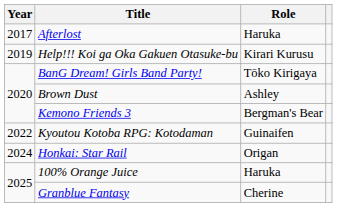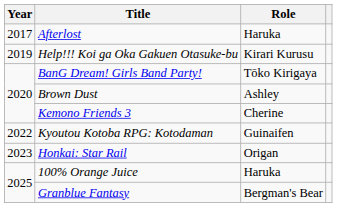(283, 113) Bergman's Bear -> (263, 113) Cherine
(20, 152) 2024 -> (20, 152) 2023
(263, 192) Cherine -> (283, 192) Bergman's Bear
